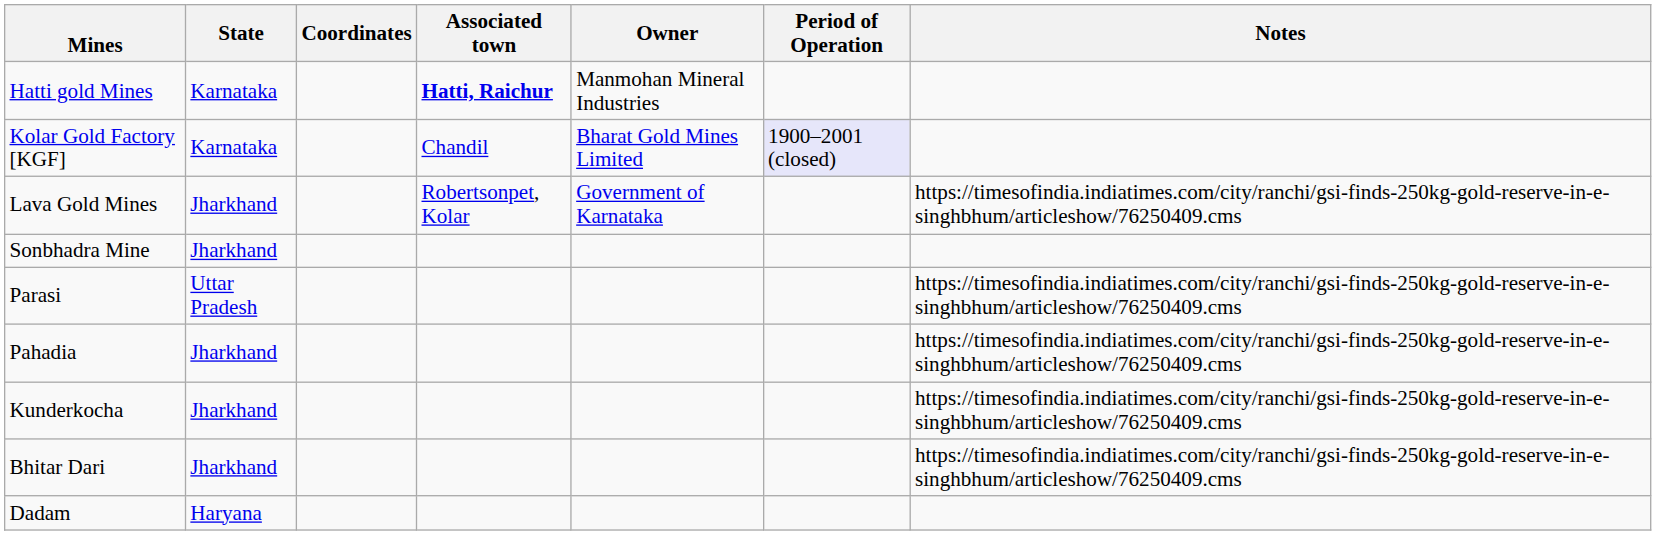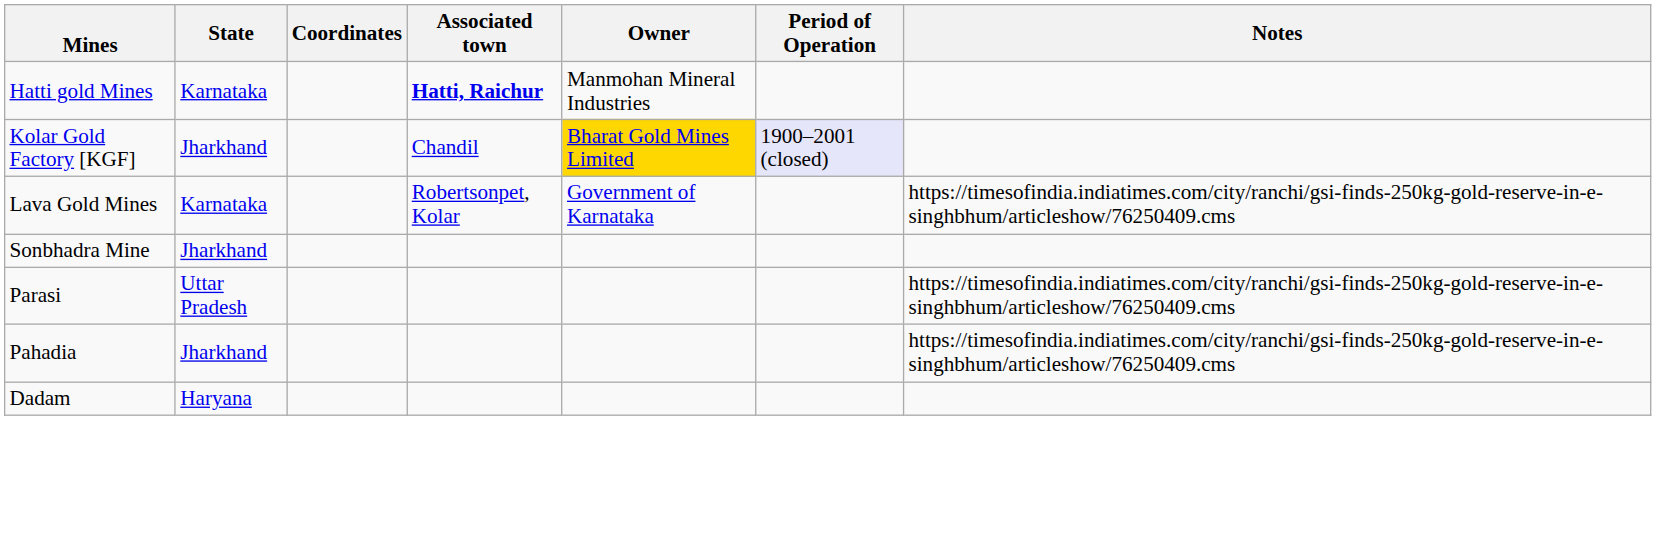(234, 147) Karnataka -> (224, 147) Jharkhand
(657, 147) no background -> (648, 147) gold background
(234, 204) Jharkhand -> (224, 204) Karnataka
- row: (66, 410)
- row: (57, 467)
